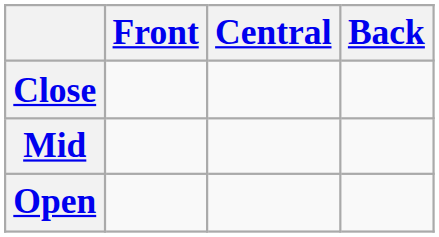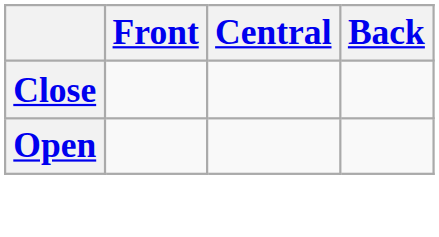- row: (55, 145)
